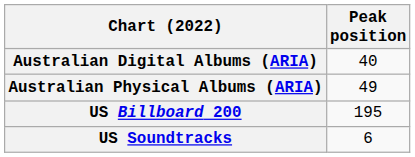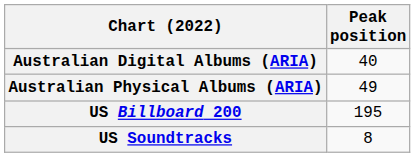(368, 139) 6 -> (368, 139) 8
